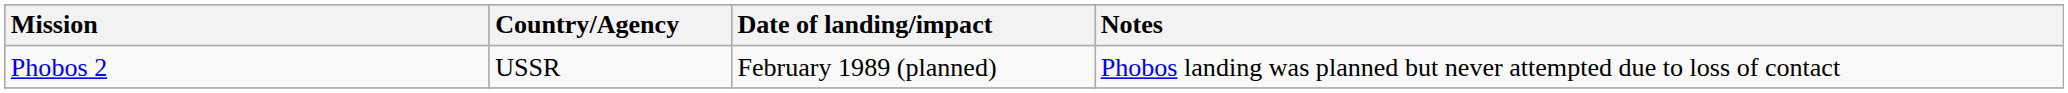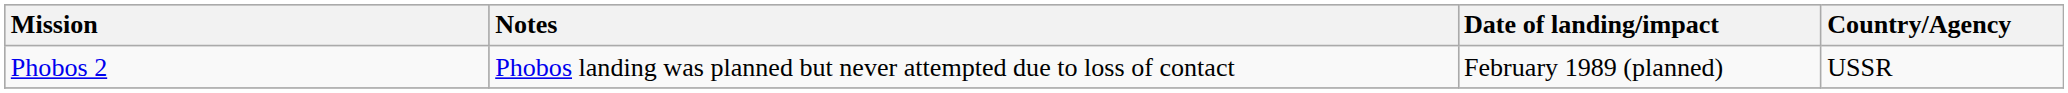columns swapped: (587, 25) <-> (1132, 25)
